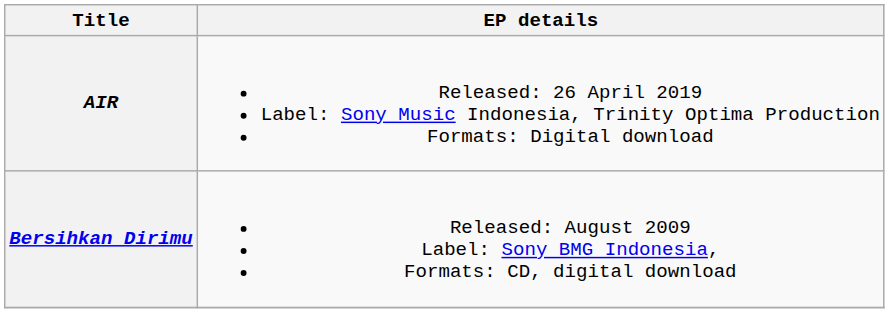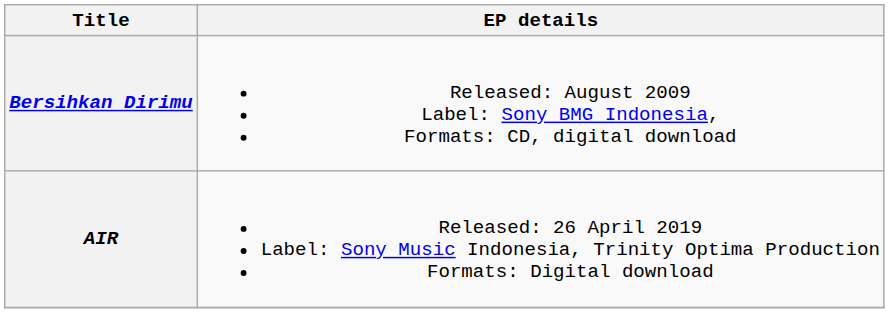rows swapped: (101, 239) <-> (101, 104)
